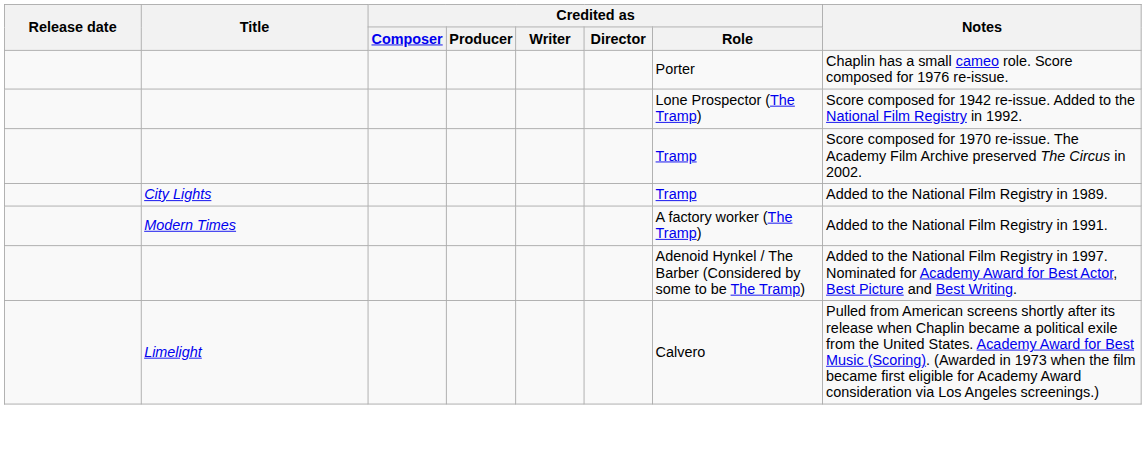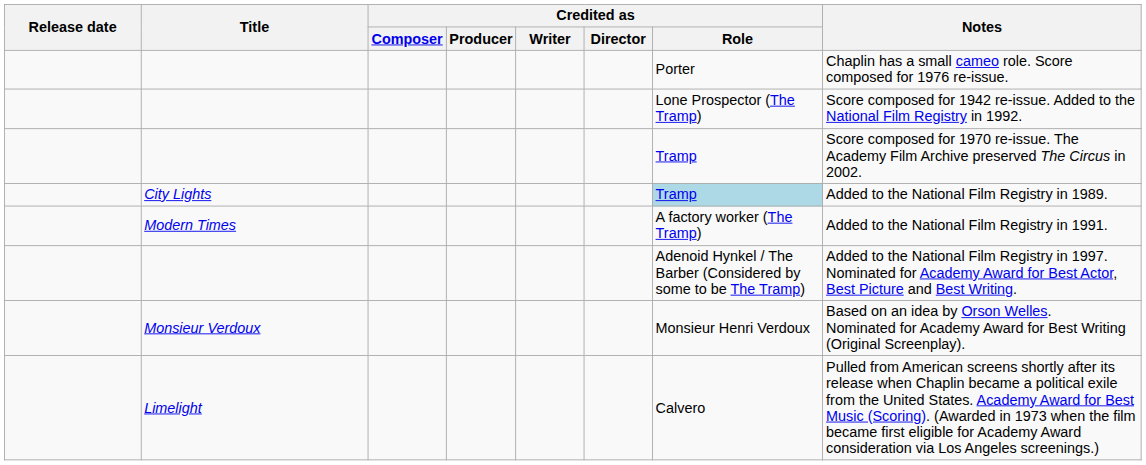(676, 194) no background -> (676, 194) lightblue background
+ row: (73, 328)
